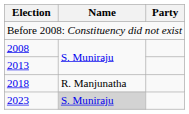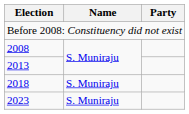(94, 83) R. Manjunatha -> (92, 83) S. Muniraju
(87, 100) lightgrey background -> (92, 100) no background
